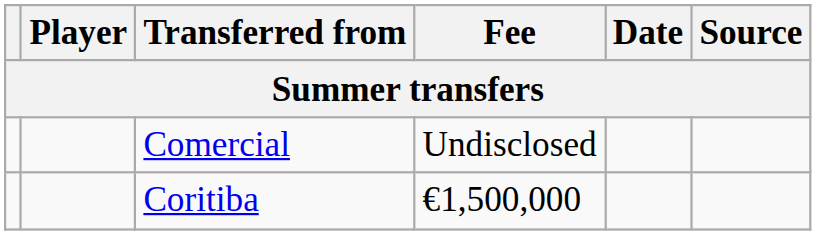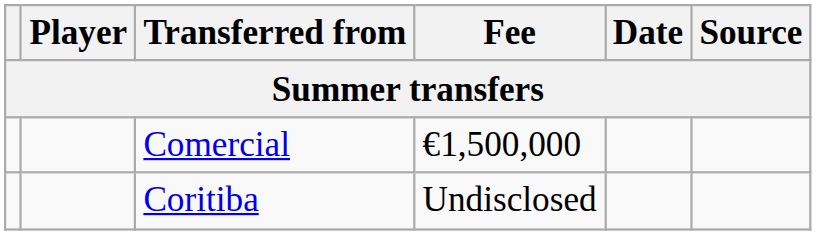(510, 144) Undisclosed -> (502, 144) €1,500,000
(502, 199) €1,500,000 -> (510, 199) Undisclosed
